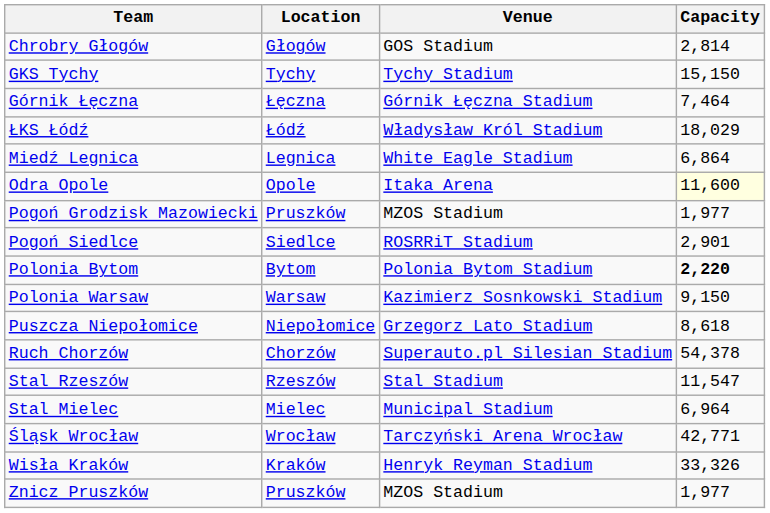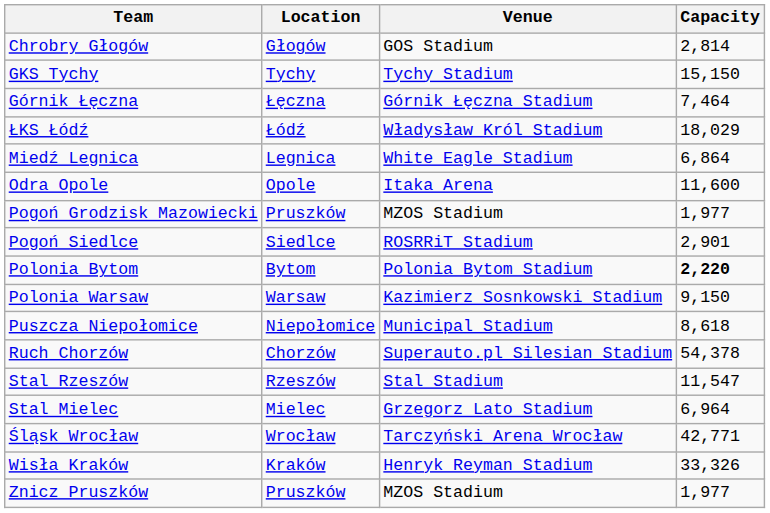(710, 186) lightyellow background -> (710, 186) no background
(488, 325) Grzegorz Lato Stadium -> (468, 325) Municipal Stadium
(468, 409) Municipal Stadium -> (488, 409) Grzegorz Lato Stadium
